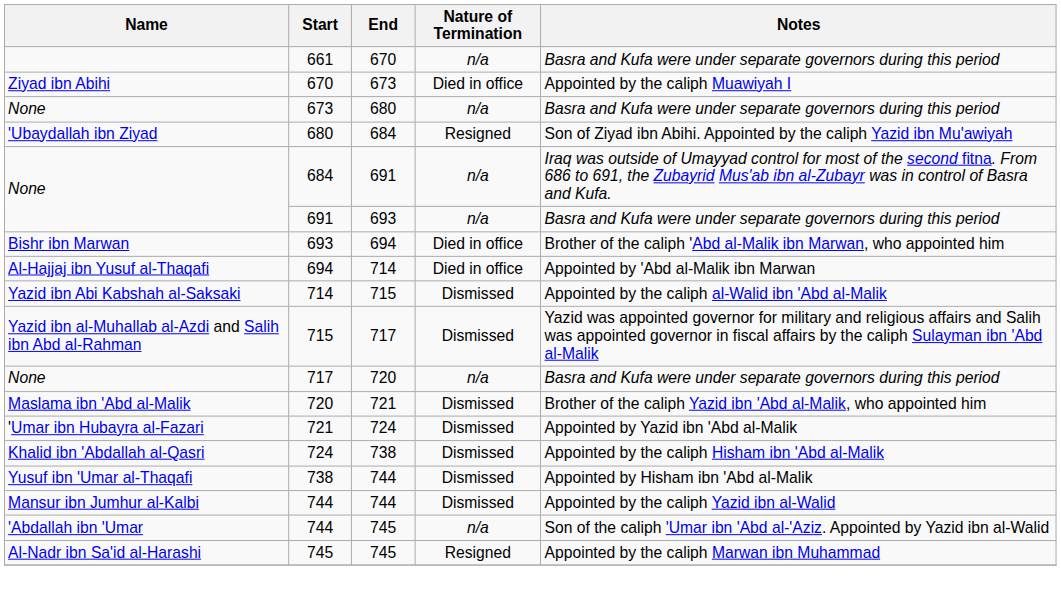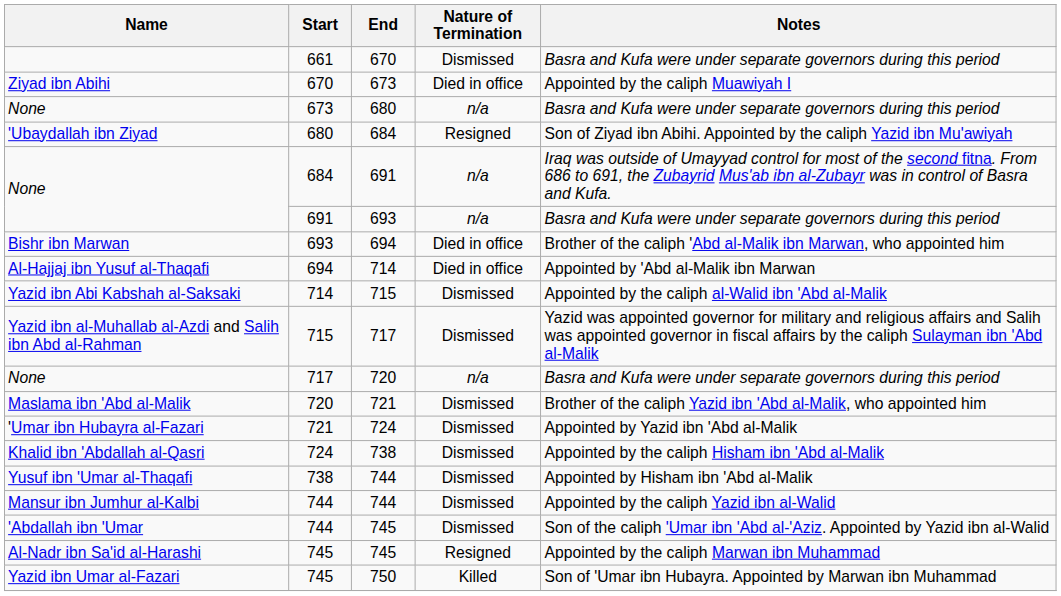(478, 59) n/a -> (478, 59) Dismissed
(478, 527) n/a -> (478, 527) Dismissed
+ row: (320, 577)
